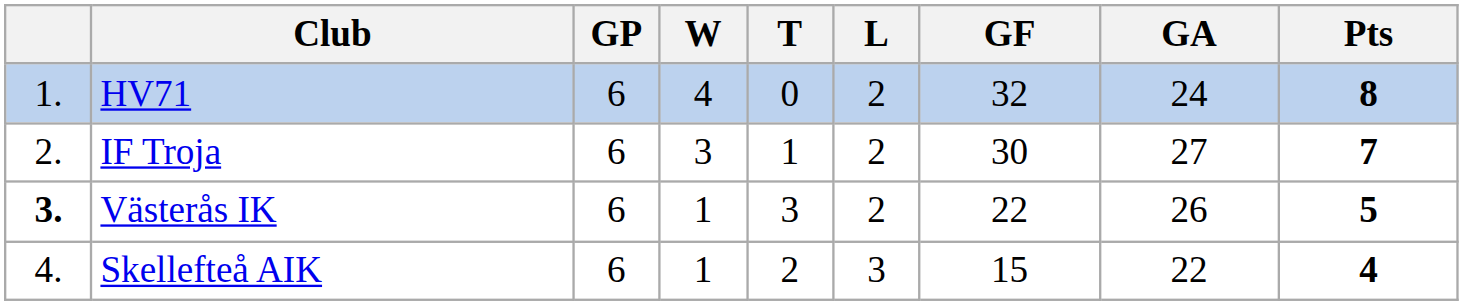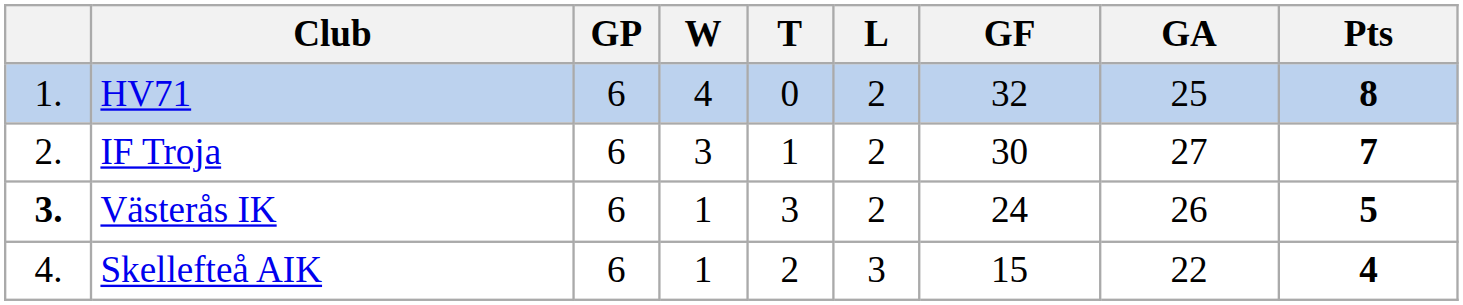(1189, 92) 24 -> (1189, 92) 25
(1010, 210) 22 -> (1010, 210) 24
